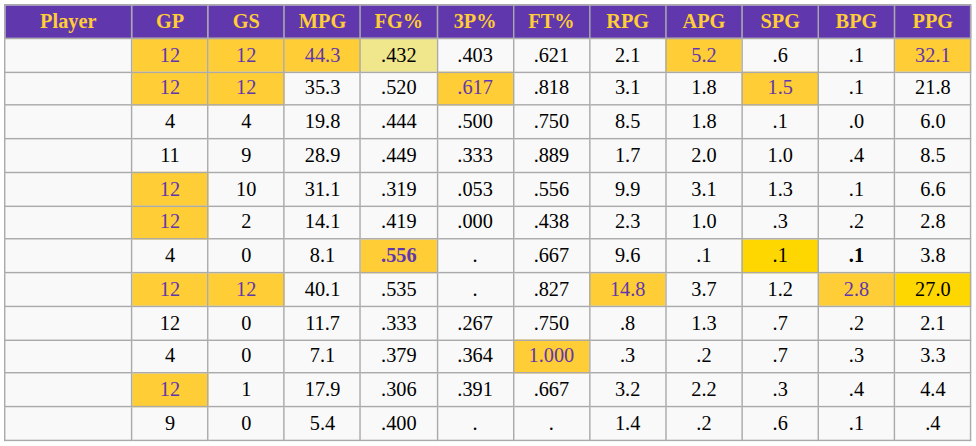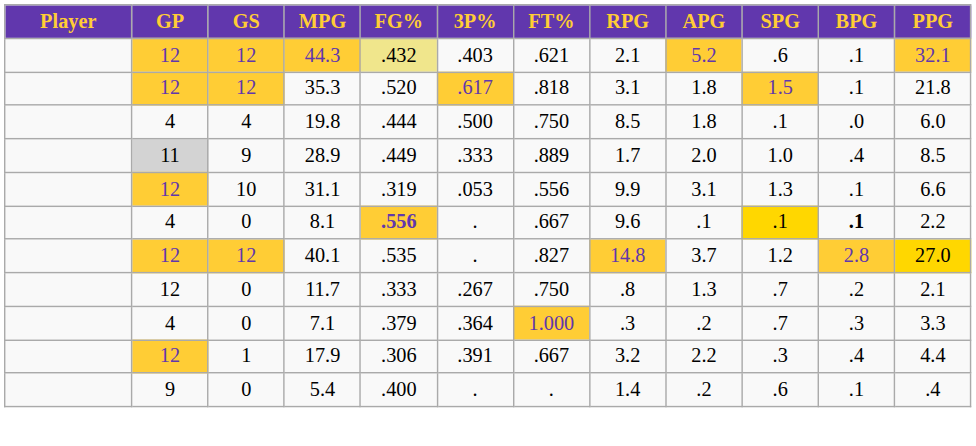(170, 155) no background -> (170, 155) lightgrey background
- row: (323, 222)
(933, 256) 3.8 -> (933, 222) 2.2
